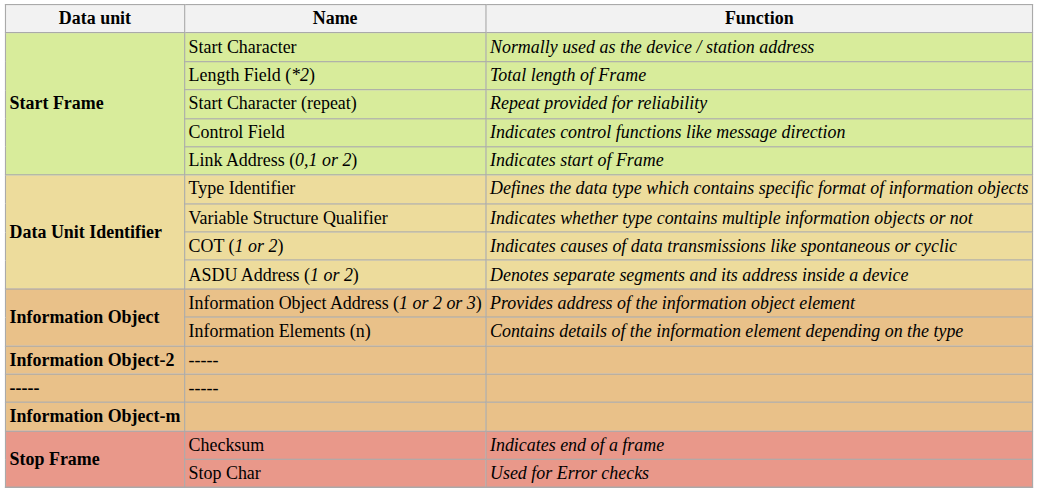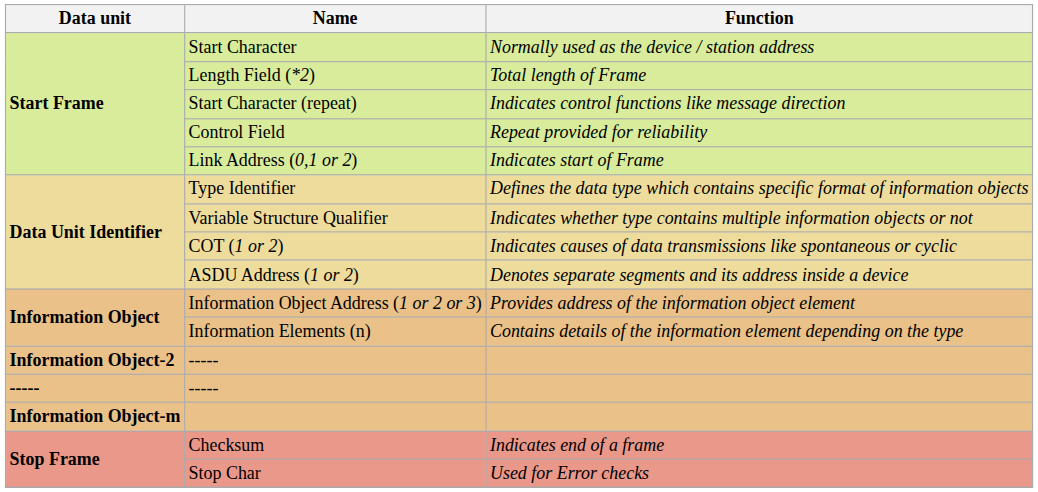(599, 103) Repeat provided for reliability -> (668, 103) Indicates control functions like message direction
(668, 132) Indicates control functions like message direction -> (599, 132) Repeat provided for reliability
